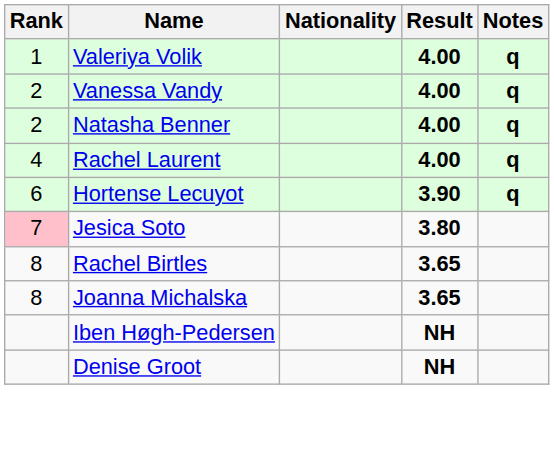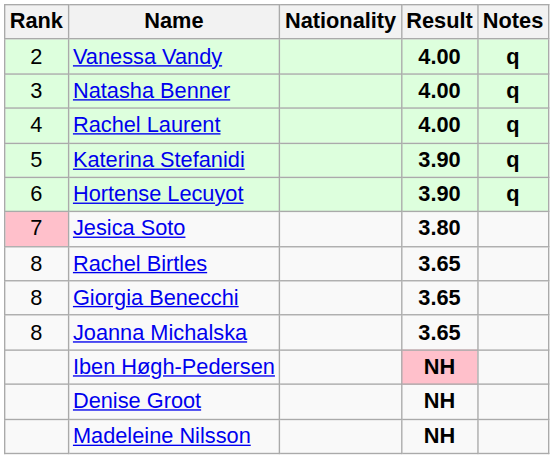- row: (137, 56)
(36, 125) 2 -> (36, 90) 3
+ row: (159, 159)
+ row: (156, 297)
(439, 332) no background -> (439, 366) pink background
+ row: (162, 435)
